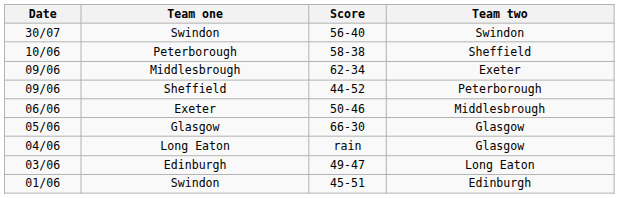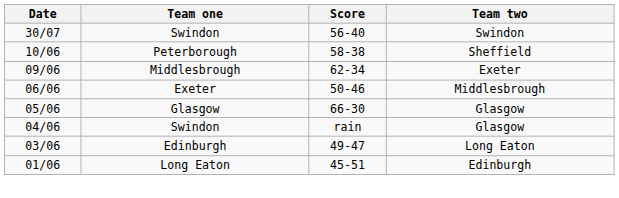- row: (348, 89)
(195, 146) Long Eaton -> (195, 127) Swindon
(195, 184) Swindon -> (195, 165) Long Eaton
